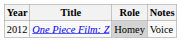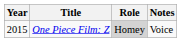(17, 29) 2012 -> (17, 29) 2015
